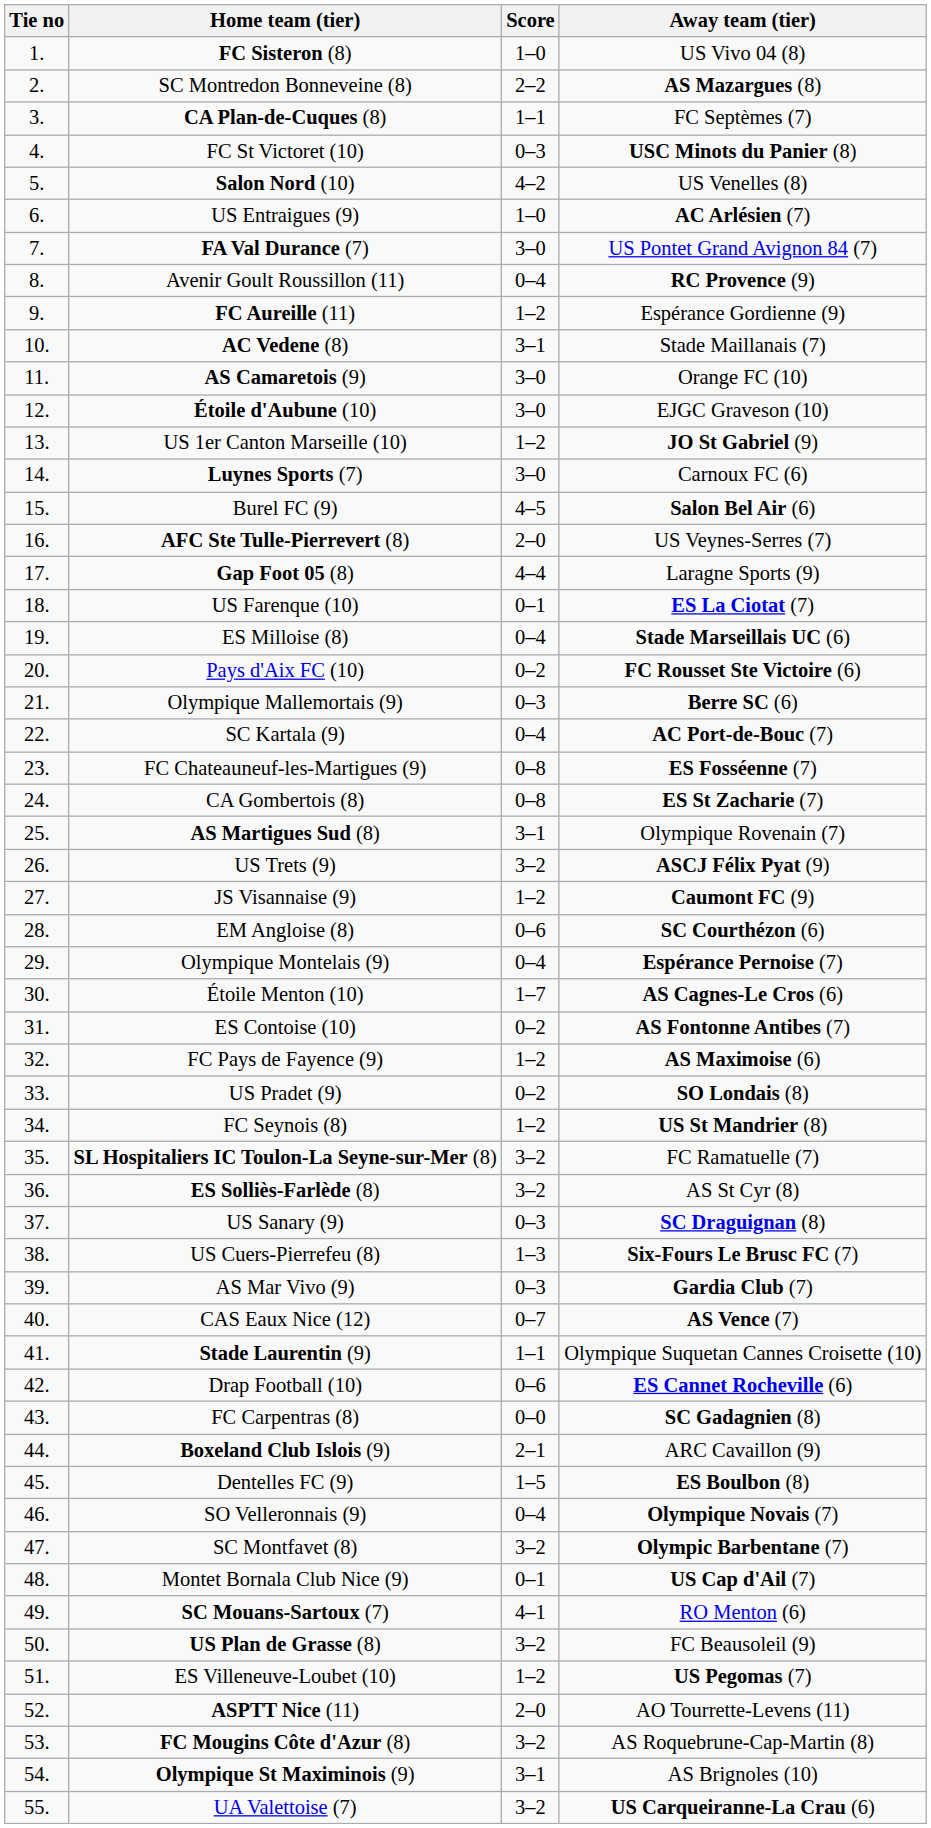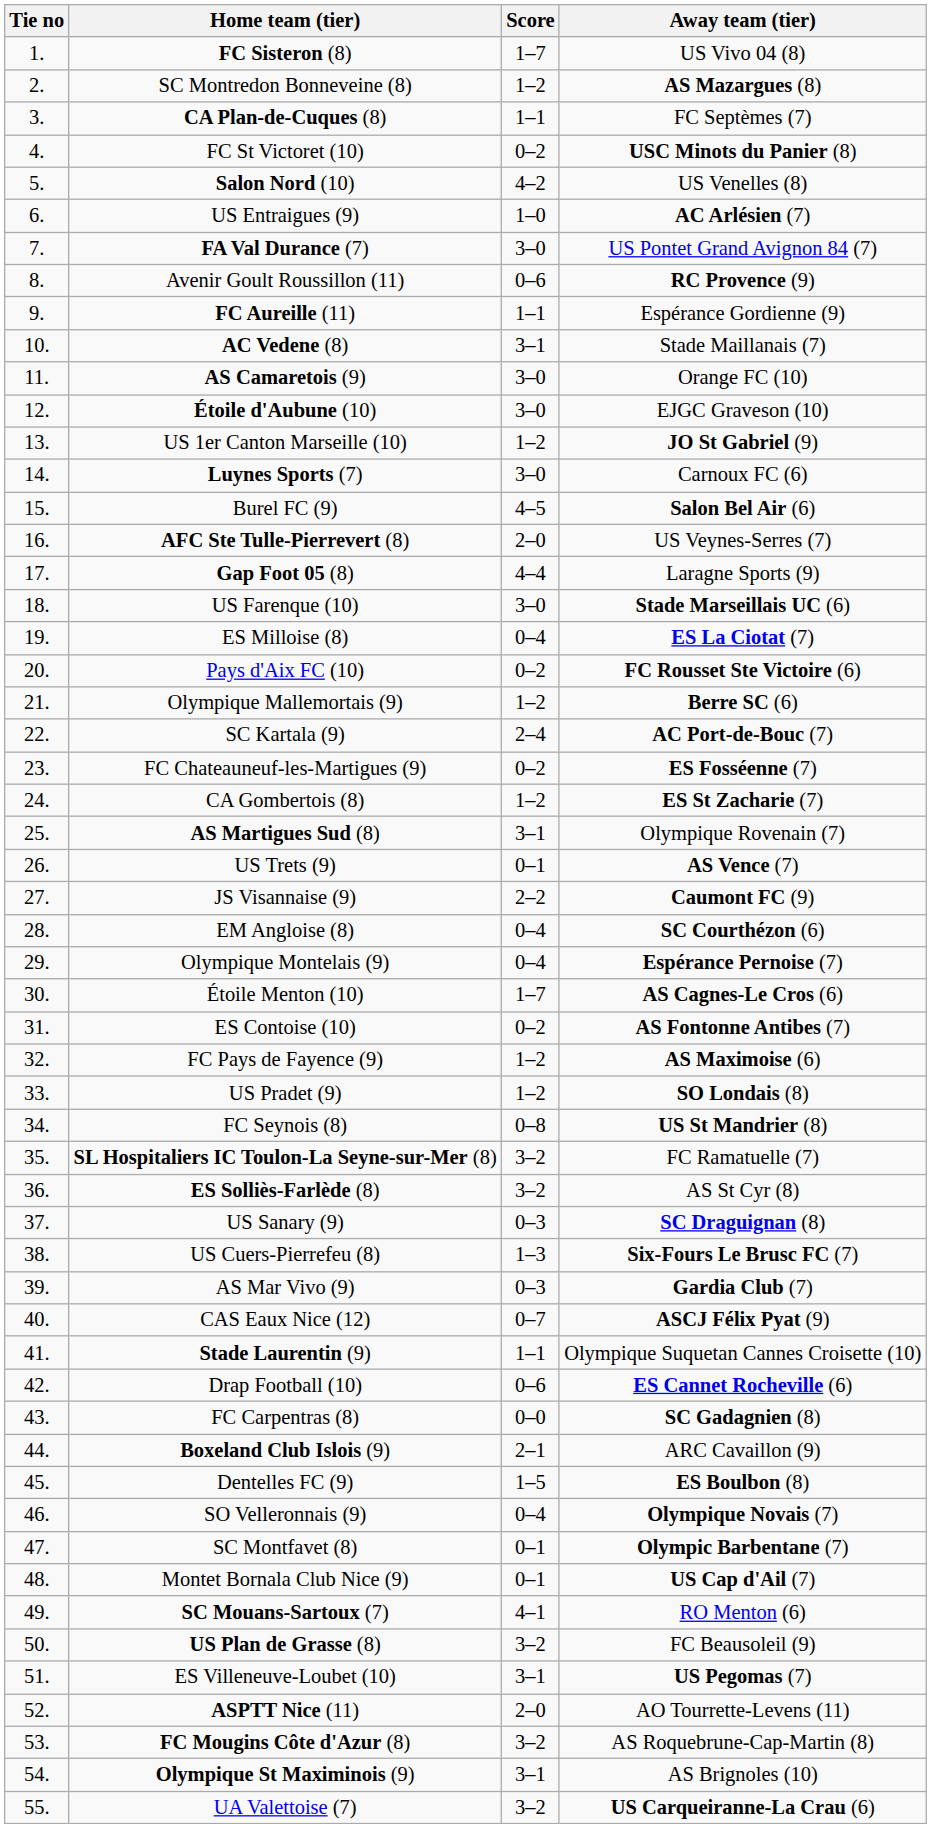(530, 53) 1–0 -> (530, 53) 1–7
(530, 85) 2–2 -> (530, 85) 1–2
(530, 150) 0–3 -> (530, 150) 0–2
(530, 280) 0–4 -> (530, 280) 0–6
(530, 313) 1–2 -> (530, 313) 1–1
(530, 605) 0–1 -> (530, 605) 3–0
(743, 605) ES La Ciotat (7) -> (743, 605) Stade Marseillais UC (6)
(743, 637) Stade Marseillais UC (6) -> (743, 637) ES La Ciotat (7)
(530, 702) 0–3 -> (530, 702) 1–2
(530, 735) 0–4 -> (530, 735) 2–4
(530, 767) 0–8 -> (530, 767) 0–2
(530, 800) 0–8 -> (530, 800) 1–2
(530, 865) 3–2 -> (530, 865) 0–1
(743, 865) ASCJ Félix Pyat (9) -> (743, 865) AS Vence (7)
(530, 897) 1–2 -> (530, 897) 2–2
(530, 930) 0–6 -> (530, 930) 0–4
(530, 1092) 0–2 -> (530, 1092) 1–2
(530, 1125) 1–2 -> (530, 1125) 0–8
(743, 1319) AS Vence (7) -> (743, 1319) ASCJ Félix Pyat (9)
(530, 1547) 3–2 -> (530, 1547) 0–1
(530, 1677) 1–2 -> (530, 1677) 3–1
